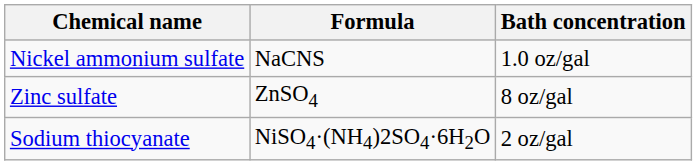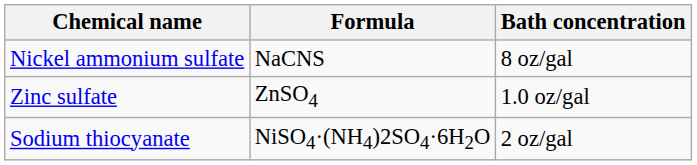(545, 58) 1.0 oz/gal -> (537, 58) 8 oz/gal
(537, 96) 8 oz/gal -> (545, 96) 1.0 oz/gal
